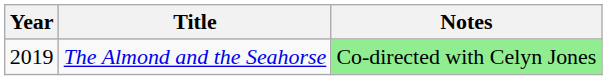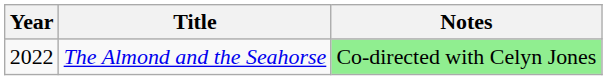(32, 56) 2019 -> (32, 56) 2022
